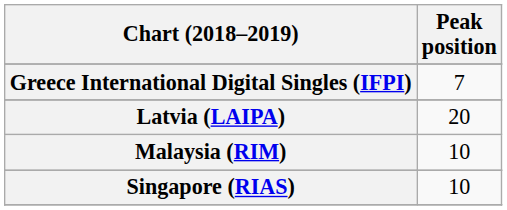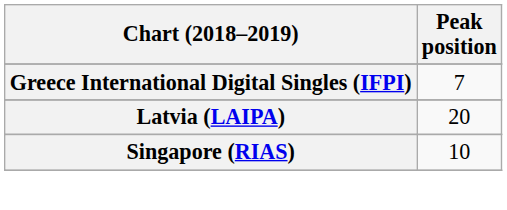- row: (211, 151)
